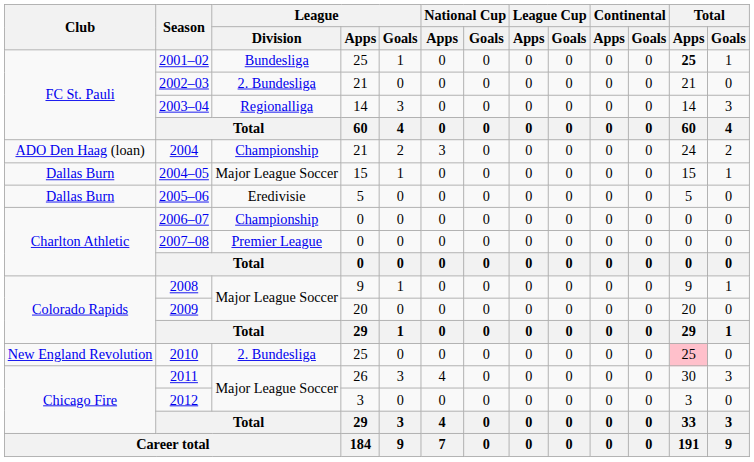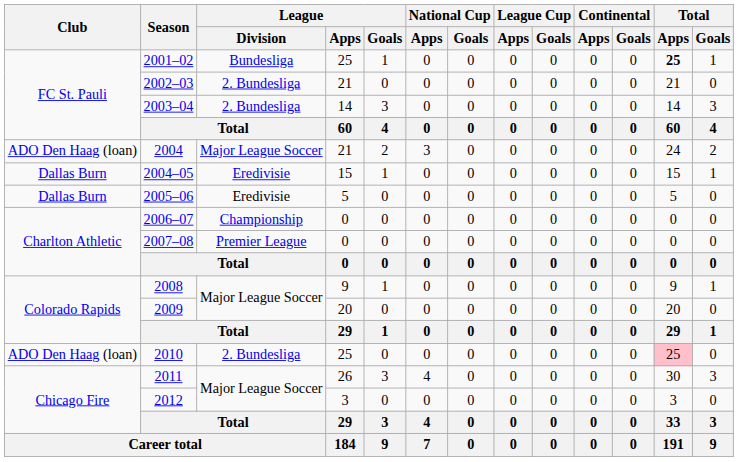(277, 106) Regionalliga -> (261, 106) 2. Bundesliga
(277, 151) Championship -> (261, 151) Major League Soccer
(277, 173) Major League Soccer -> (261, 173) Eredivisie
(80, 354) New England Revolution -> (72, 354) ADO Den Haag (loan)
